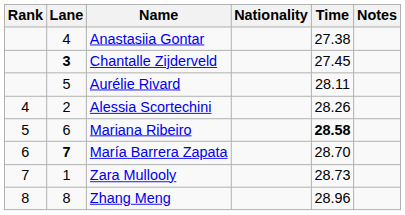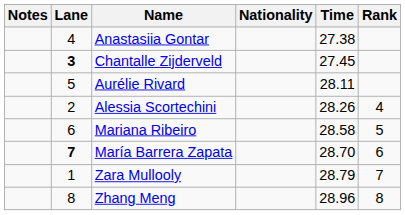columns swapped: (25, 15) <-> (377, 15)
(332, 130) bold -> (337, 130) normal
(332, 175) 28.73 -> (337, 175) 28.79
